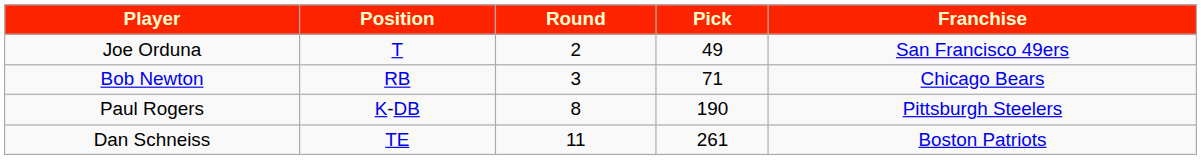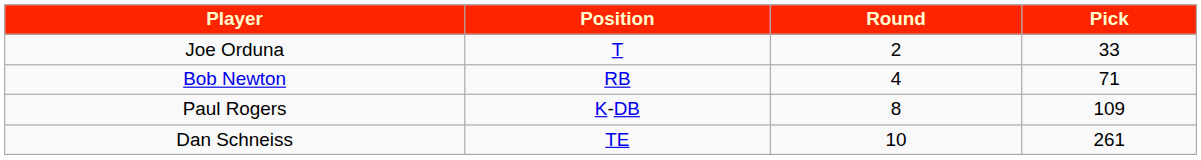- column: (982, 19)
(712, 49) 49 -> (1109, 49) 33
(576, 79) 3 -> (896, 79) 4
(712, 109) 190 -> (1109, 109) 109
(576, 139) 11 -> (896, 139) 10
